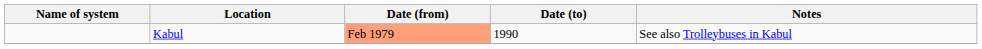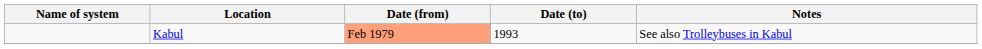(506, 33) 1990 -> (506, 33) 1993
